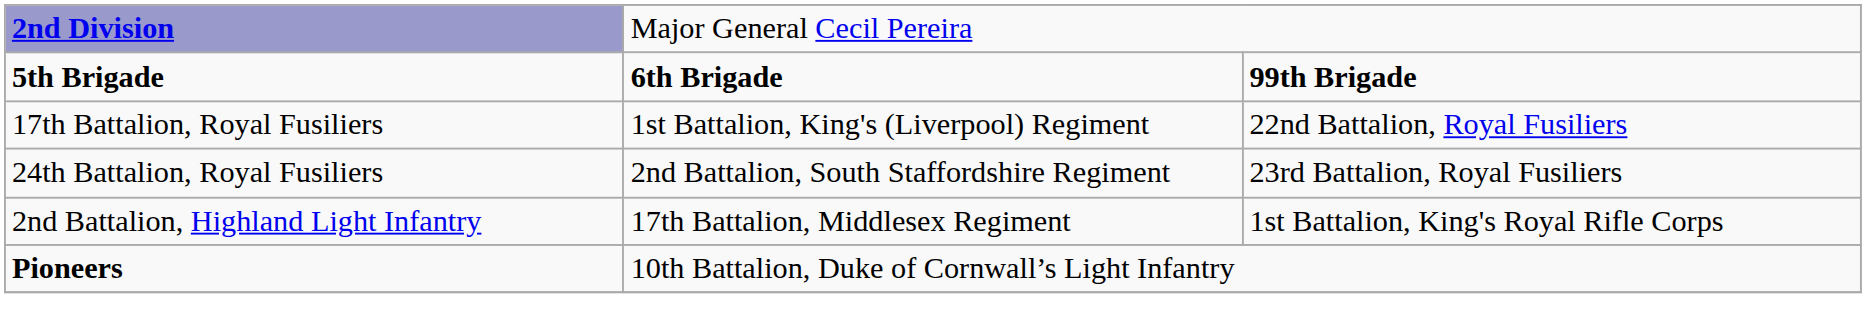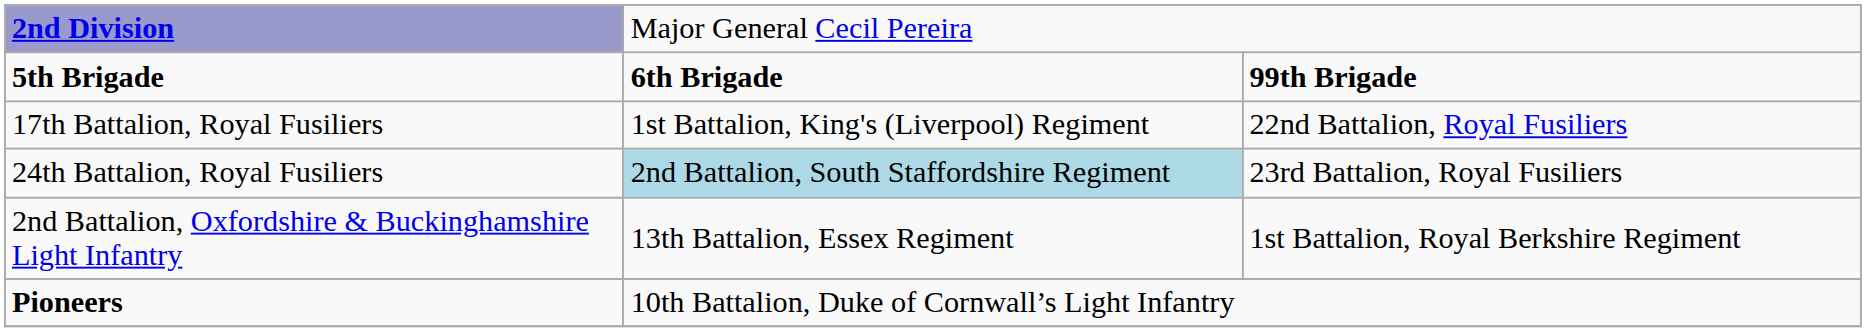(900, 172) no background -> (900, 172) lightblue background
+ row: (300, 237)
- row: (247, 220)
